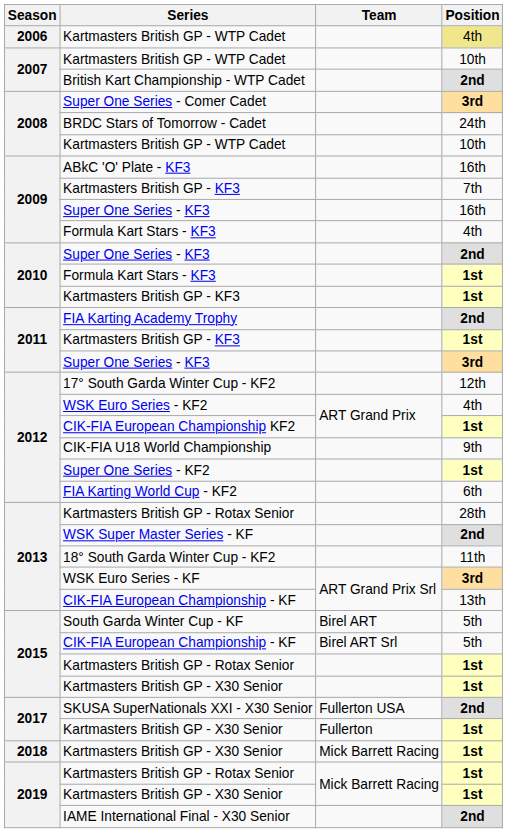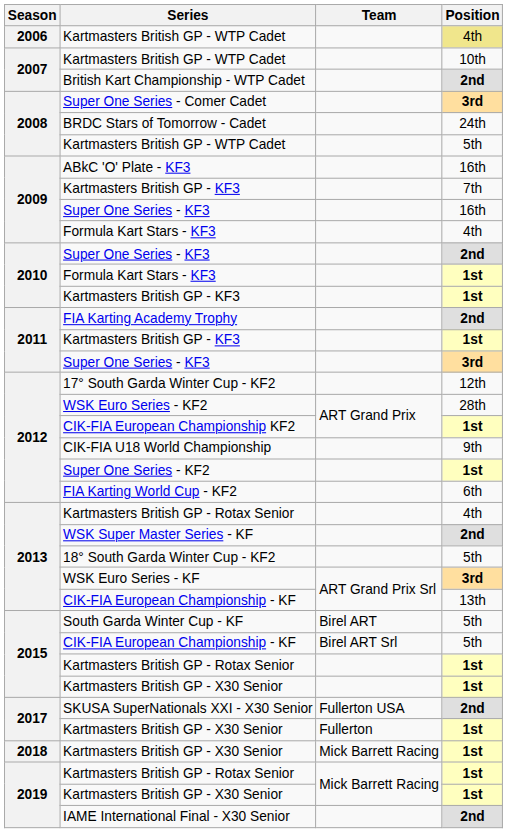(473, 145) 10th -> (473, 145) 5th
(473, 405) 4th -> (473, 405) 28th
(473, 513) 28th -> (473, 513) 4th
(473, 556) 11th -> (473, 556) 5th
